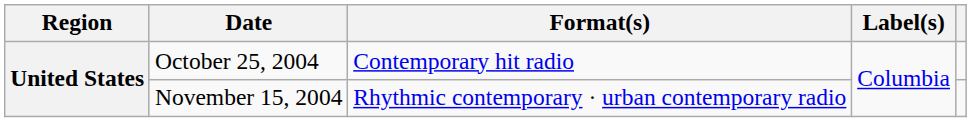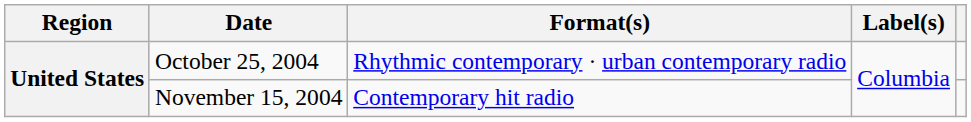(464, 60) Contemporary hit radio -> (600, 60) Rhythmic contemporary · urban contemporary radio
(600, 97) Rhythmic contemporary · urban contemporary radio -> (464, 97) Contemporary hit radio
